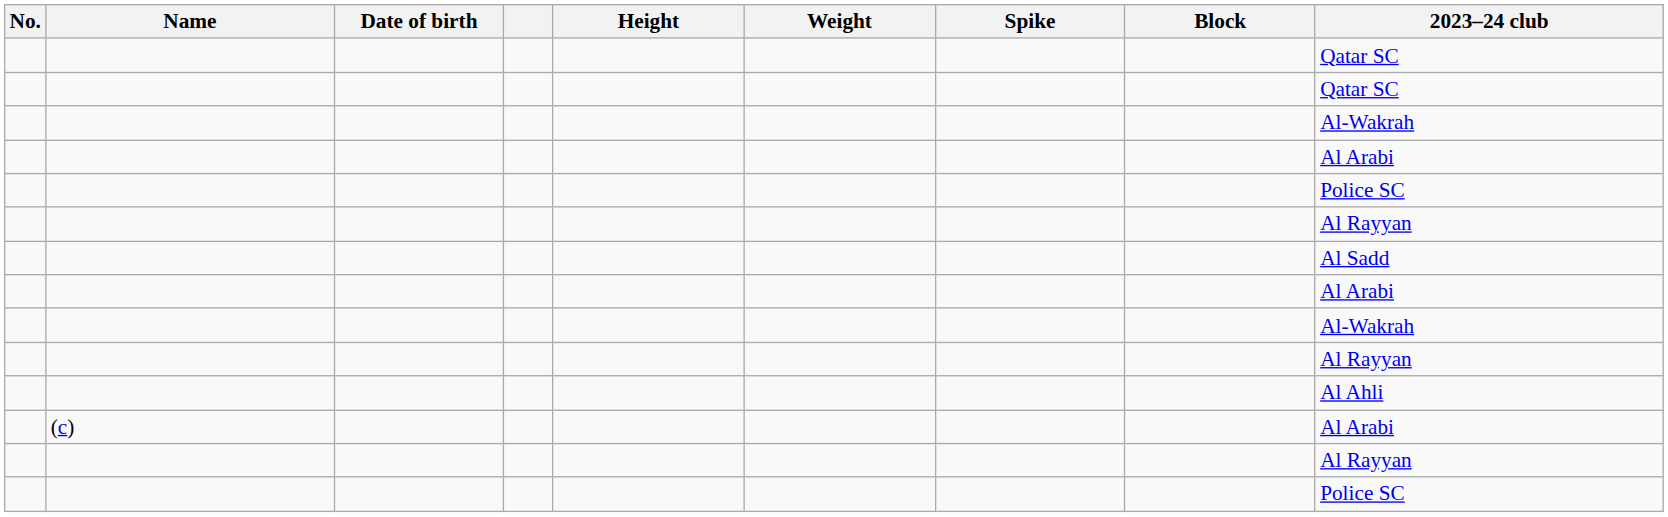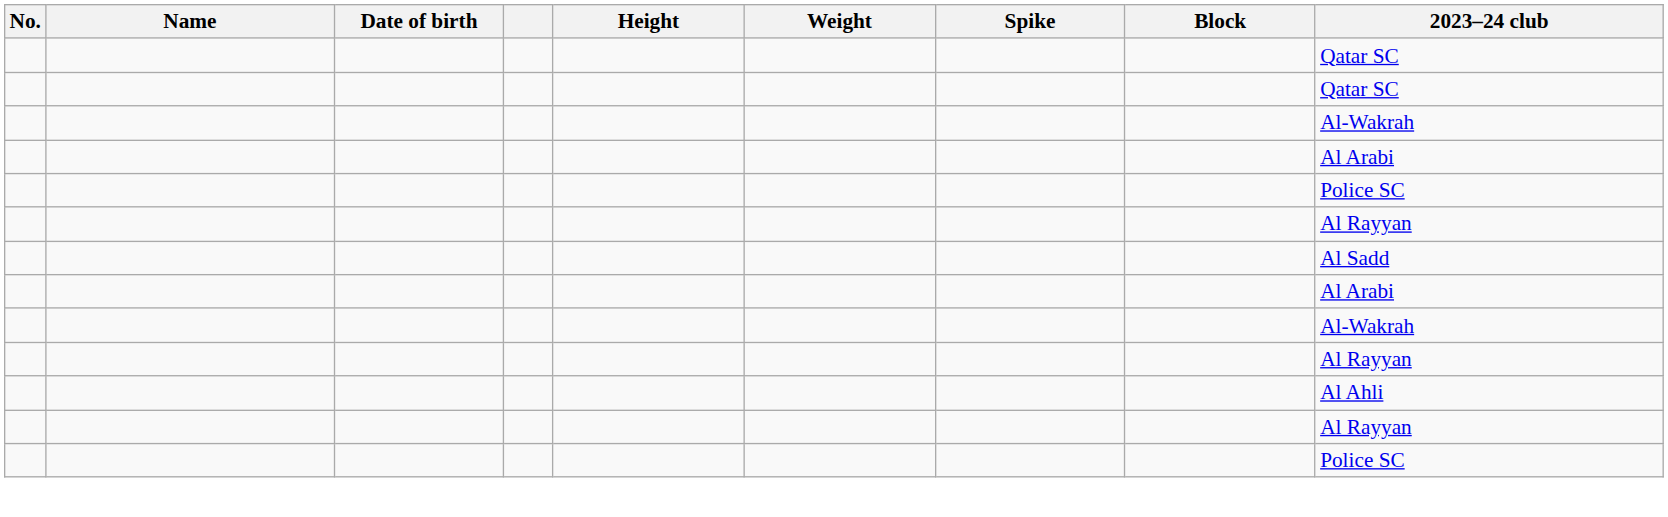- row: (25, 427)
